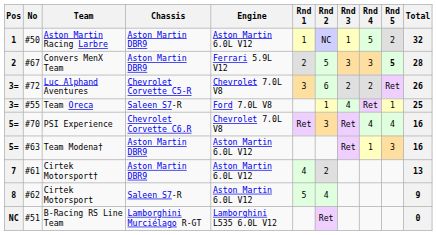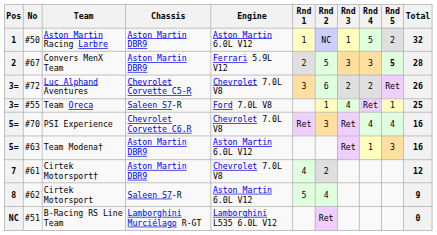(242, 171) Aston Martin 6.0L V12 -> (247, 171) Chevrolet 7.0L V8
(418, 171) 13 -> (418, 171) 12
